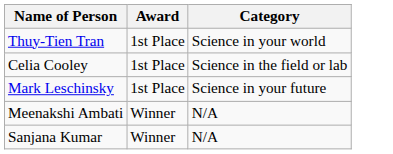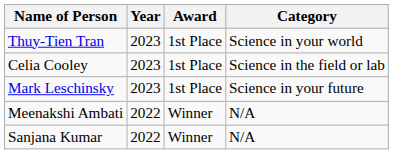+ column: (145, 16)
